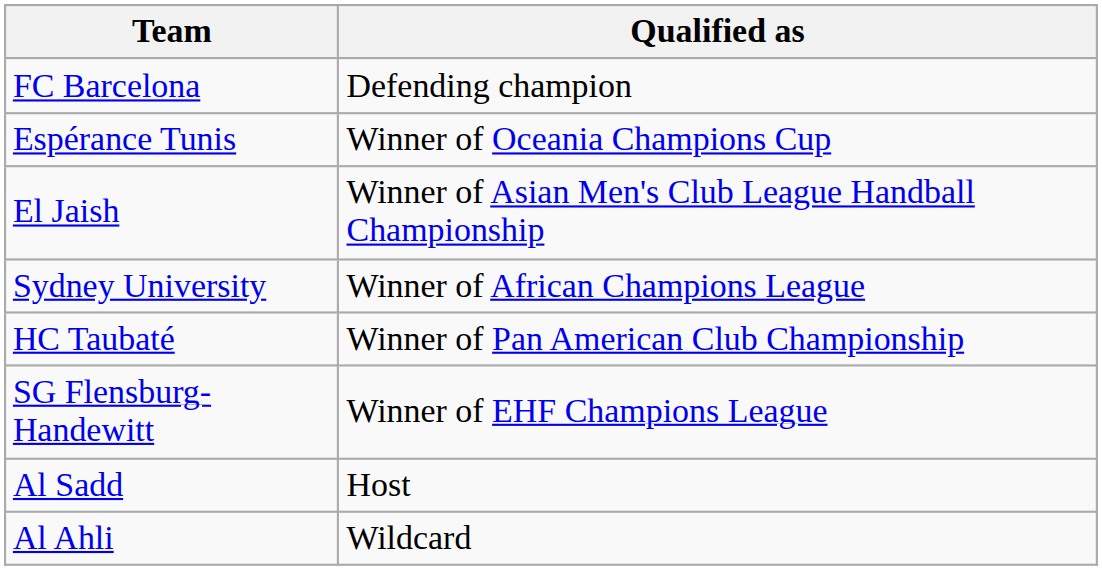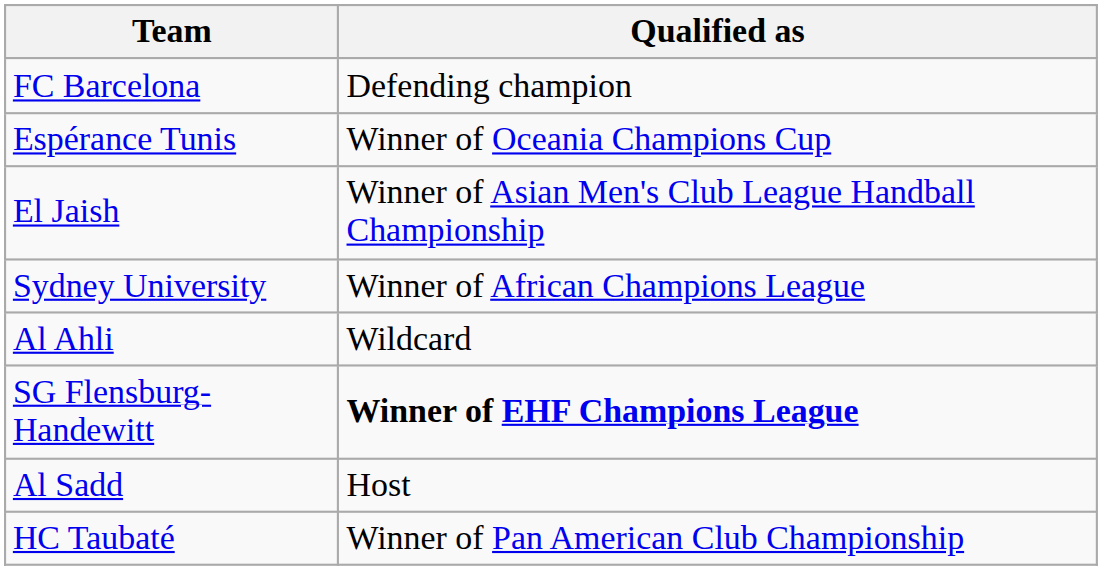rows swapped: (94, 338) <-> (63, 538)
(587, 411) normal -> (603, 411) bold
